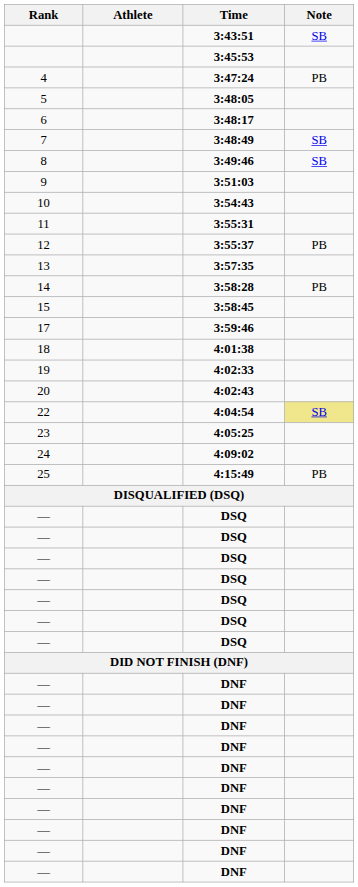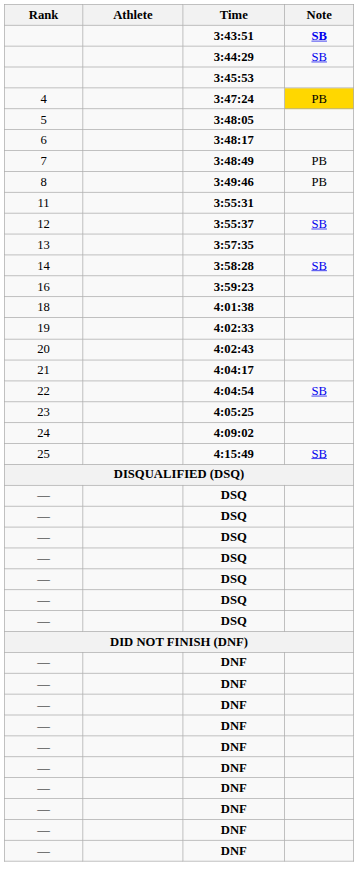(319, 35) normal -> (319, 35) bold
+ row: (44, 56)
(319, 77) no background -> (319, 98) gold background
(319, 139) SB -> (319, 160) PB
(319, 160) SB -> (319, 181) PB
- row: (44, 181)
- row: (44, 202)
(319, 244) PB -> (319, 223) SB
(319, 286) PB -> (319, 265) SB
- row: (44, 307)
+ row: (44, 286)
- row: (44, 328)
+ row: (44, 369)
(319, 411) khaki background -> (319, 390) no background
(319, 474) PB -> (319, 453) SB
